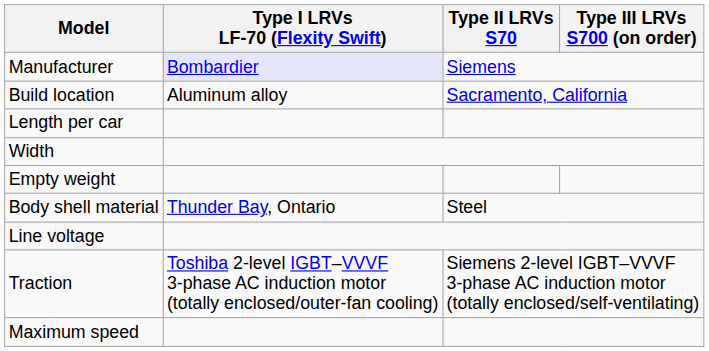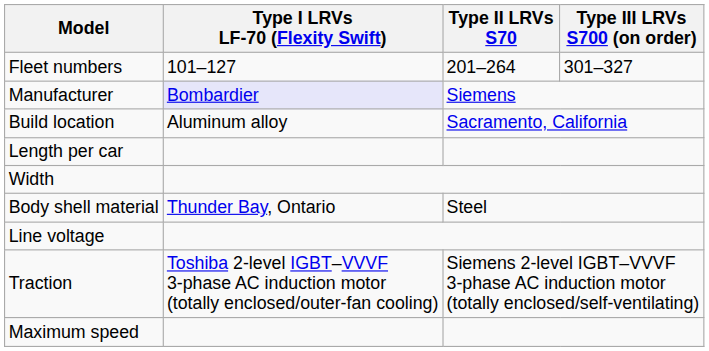+ row: (65, 66)
- row: (62, 179)
